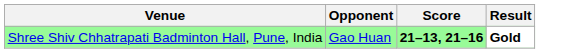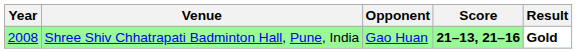+ column: (23, 16)
